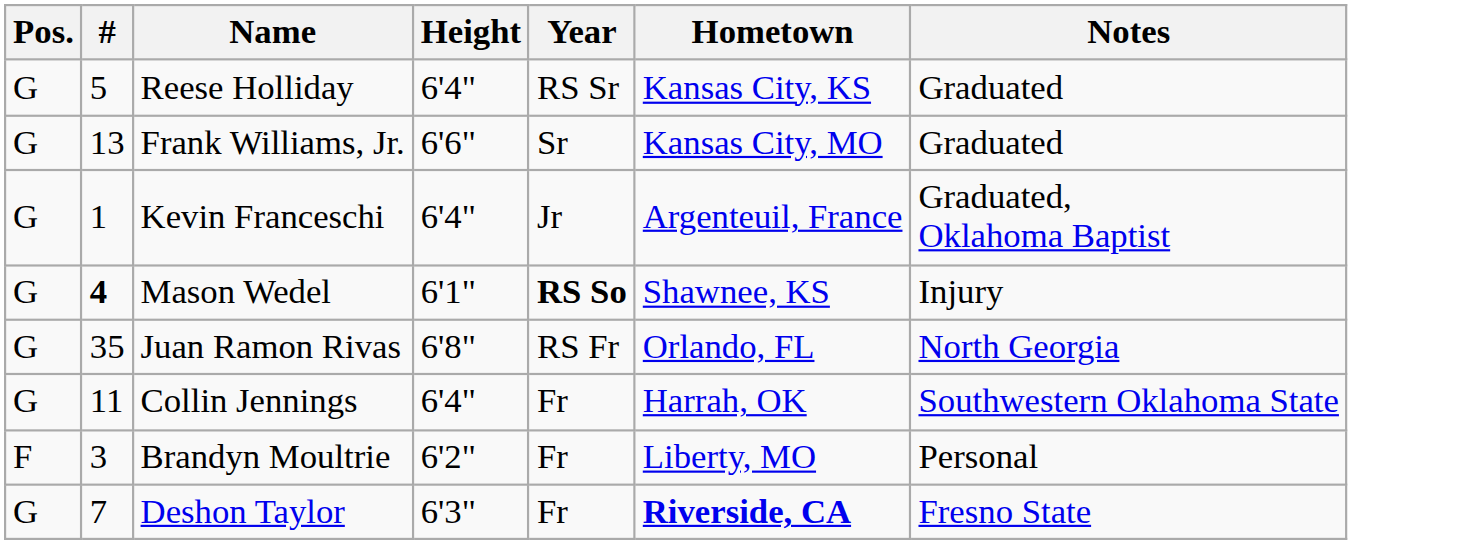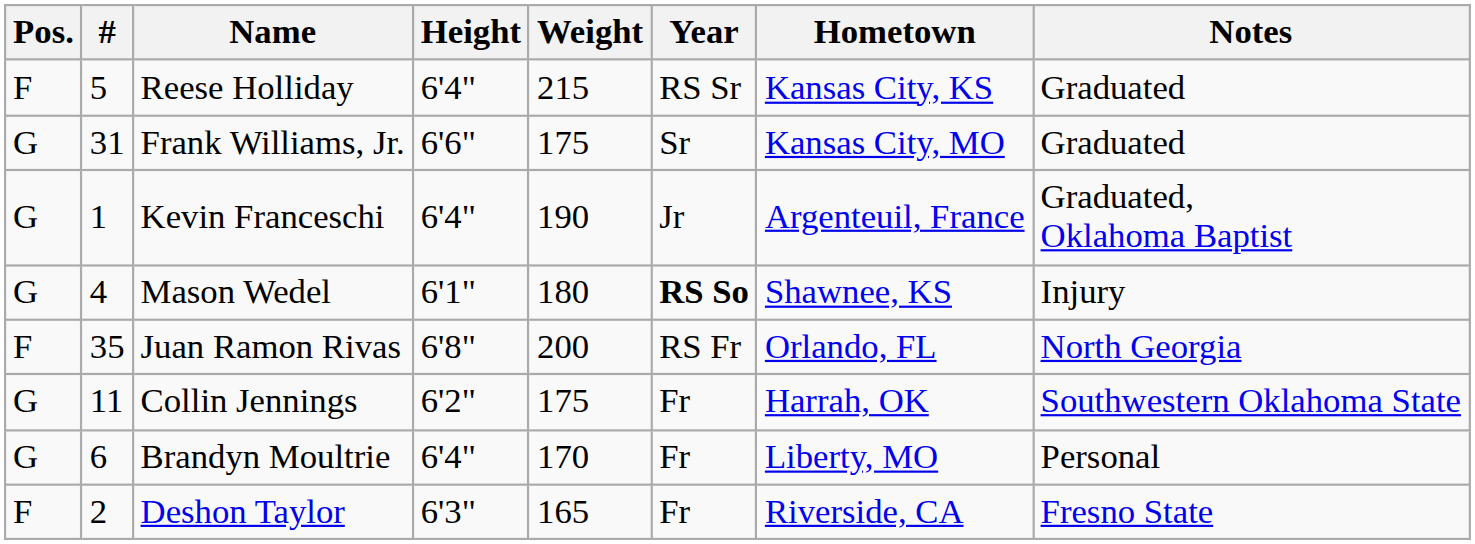+ column: (590, 32)
(26, 87) G -> (23, 87) F
(107, 142) 13 -> (107, 142) 31
(99, 291) bold -> (99, 291) normal
(26, 346) G -> (23, 346) F
(448, 401) 6'4" -> (448, 401) 6'2"
(23, 456) F -> (26, 456) G
(99, 456) 3 -> (99, 456) 6
(448, 456) 6'2" -> (448, 456) 6'4"
(26, 511) G -> (23, 511) F
(99, 511) 7 -> (99, 511) 2
(747, 511) bold -> (864, 511) normal
